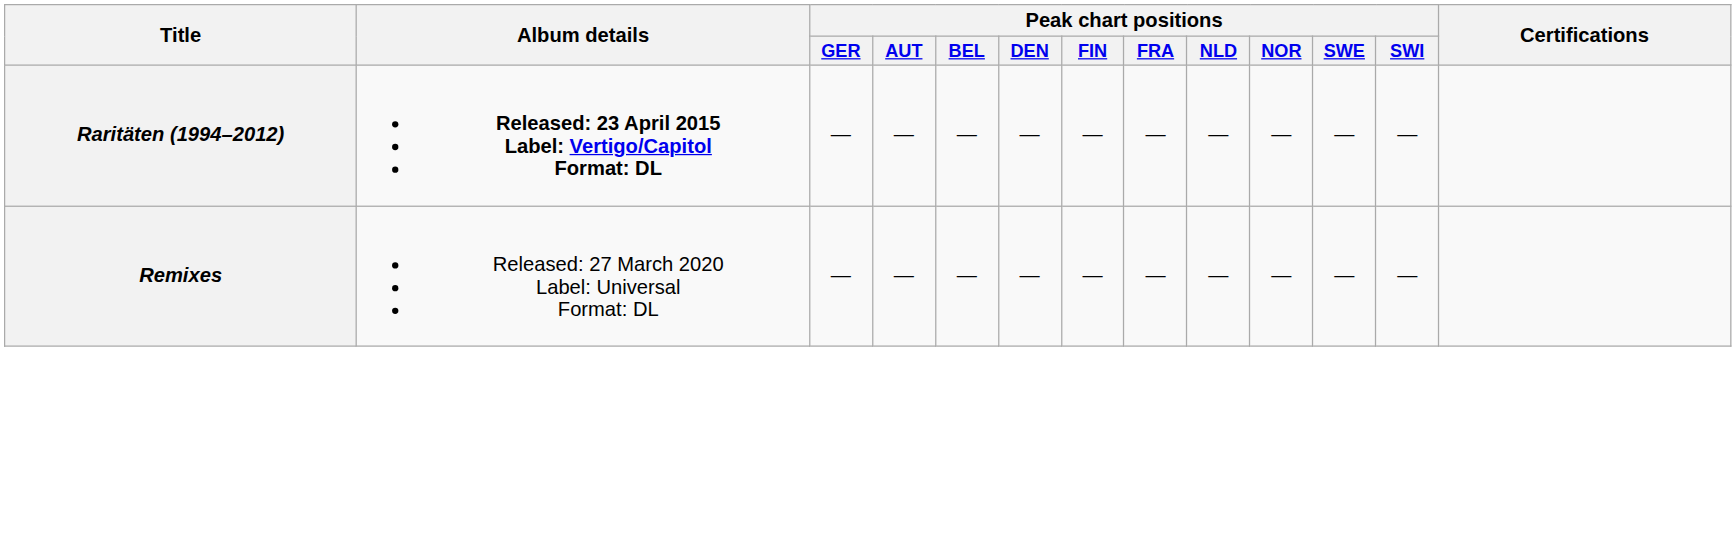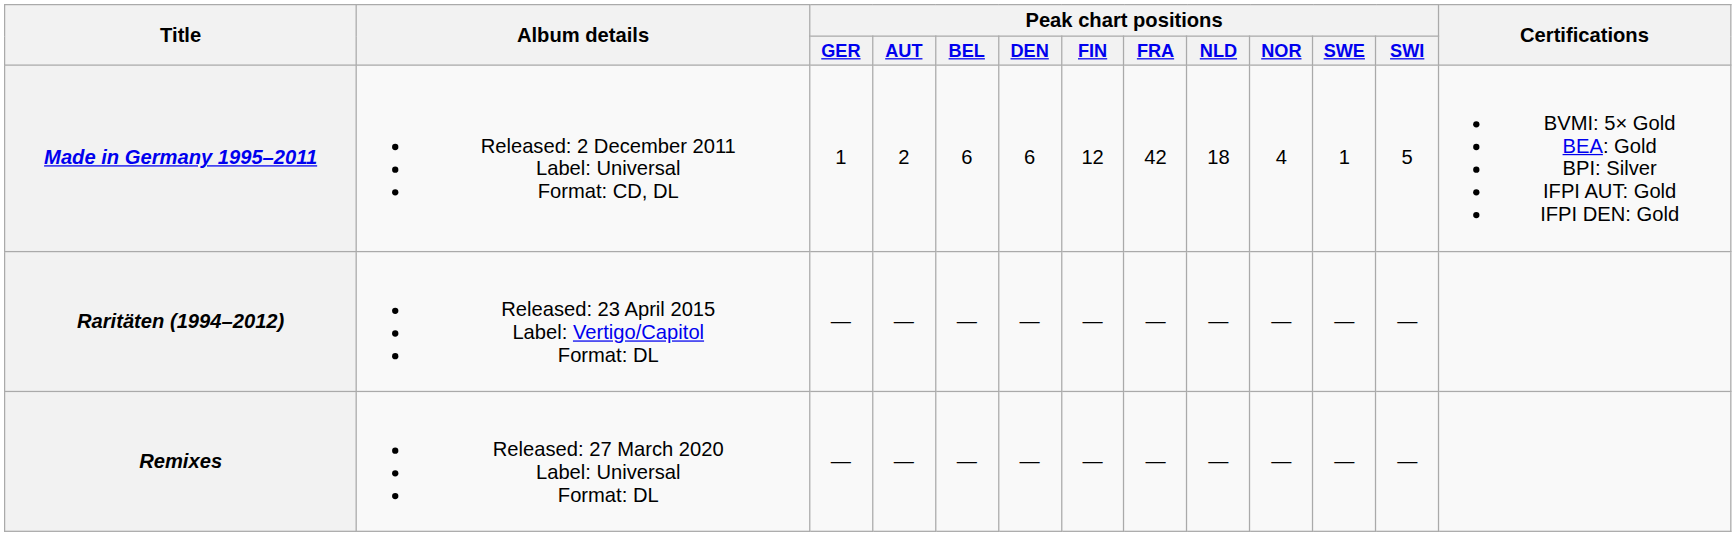+ row: (181, 157)
(583, 147) bold -> (583, 332) normal
